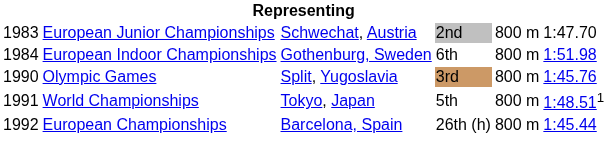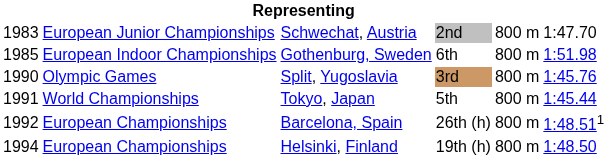(21, 54) 1984 -> (21, 54) 1985
(574, 101) 1:48.511 -> (570, 98) 1:45.44
(570, 125) 1:45.44 -> (574, 123) 1:48.511
+ row: (339, 147)
